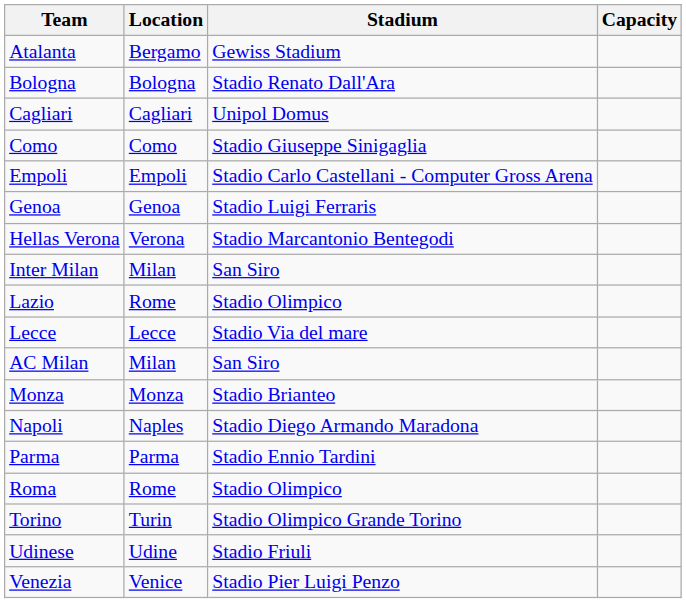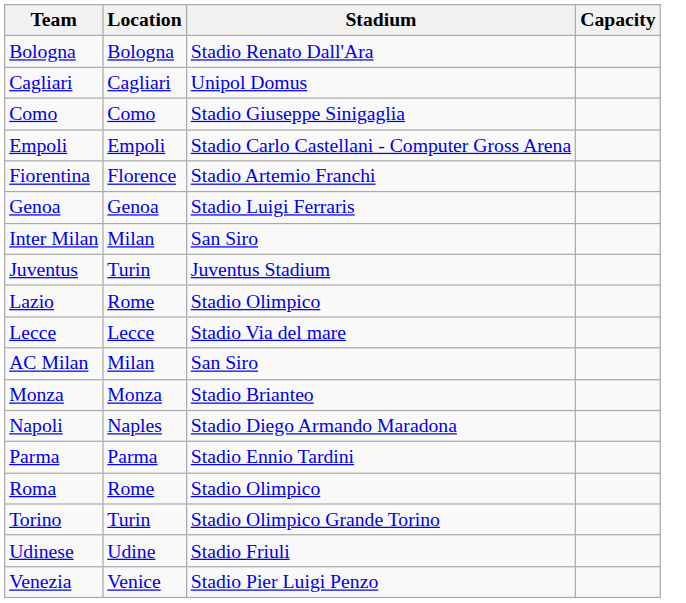- row: (42, 51)
+ row: (50, 176)
- row: (64, 238)
+ row: (44, 269)
